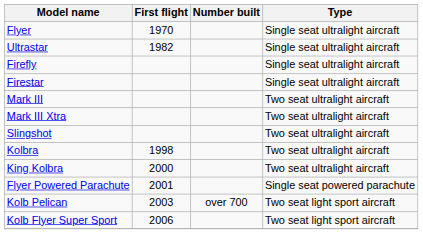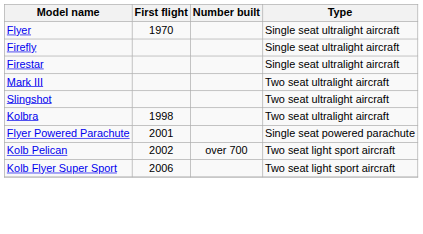- row: (27, 47)
- row: (36, 116)
- row: (35, 168)
(161, 202) 2003 -> (161, 151) 2002
